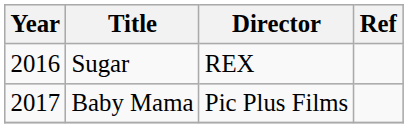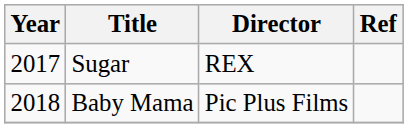(35, 63) 2016 -> (35, 63) 2017
(35, 102) 2017 -> (35, 102) 2018
